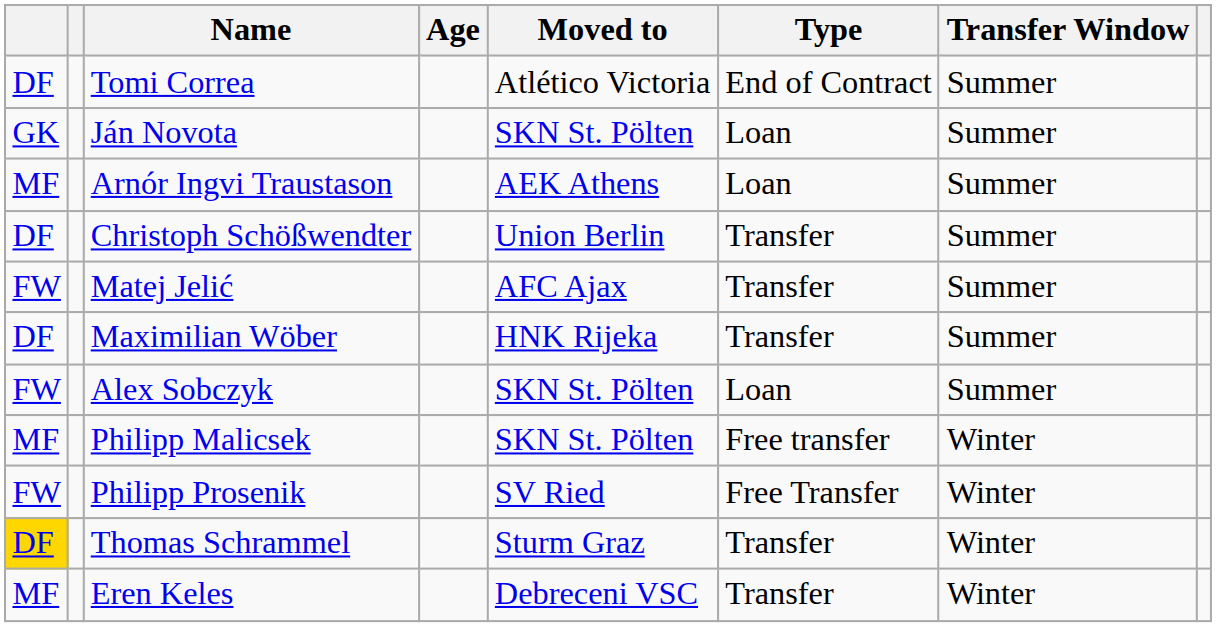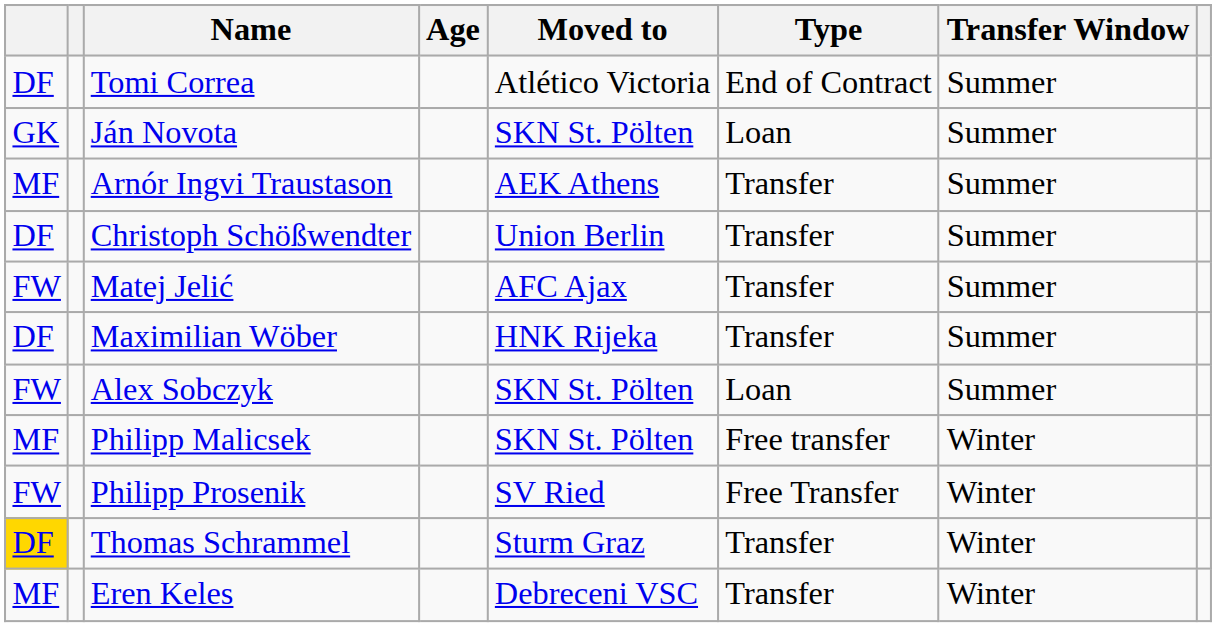(759, 183) Loan -> (779, 183) Transfer
